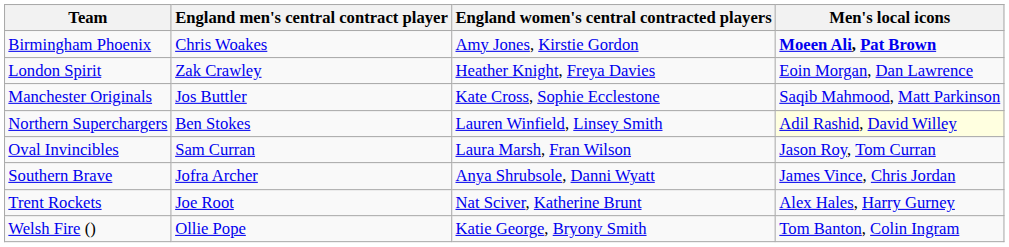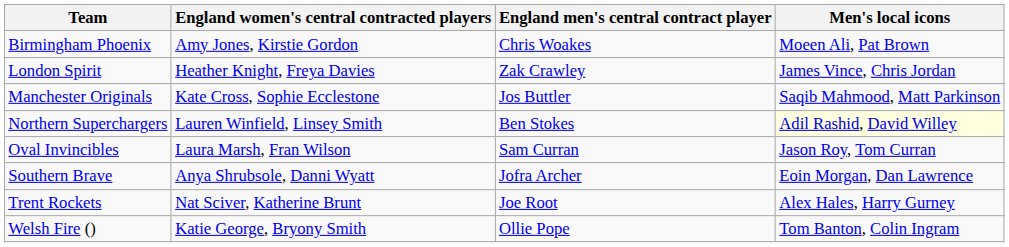columns swapped: (614, 17) <-> (311, 17)
(858, 44) bold -> (854, 44) normal
(876, 70) Eoin Morgan, Dan Lawrence -> (867, 70) James Vince, Chris Jordan
(867, 176) James Vince, Chris Jordan -> (876, 176) Eoin Morgan, Dan Lawrence
